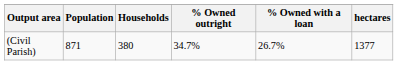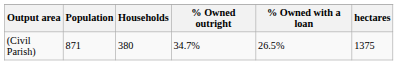(271, 46) 26.7% -> (271, 46) 26.5%
(364, 46) 1377 -> (364, 46) 1375
